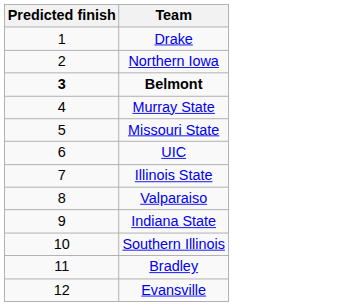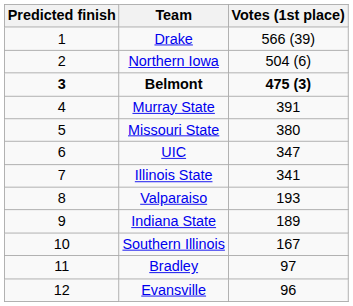+ column: (288, 15)
